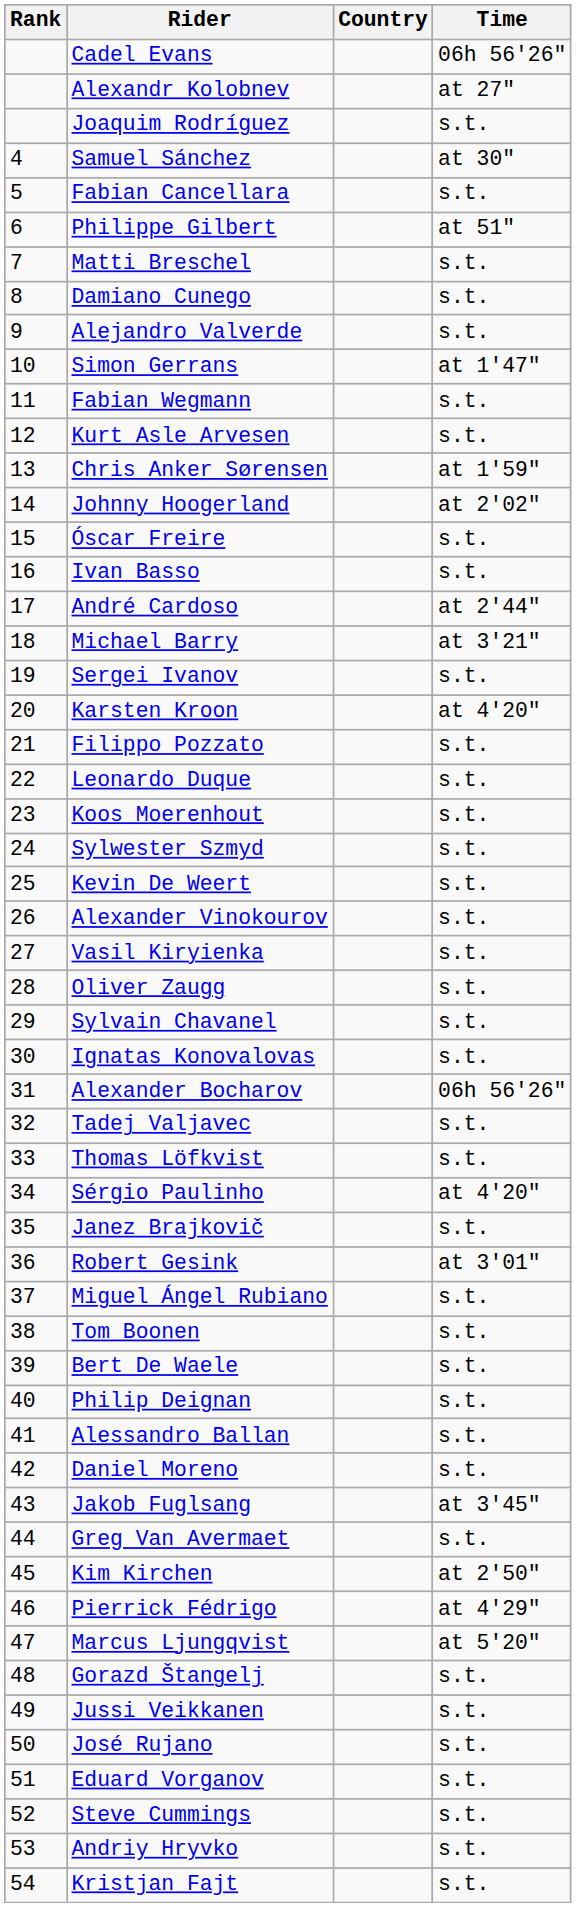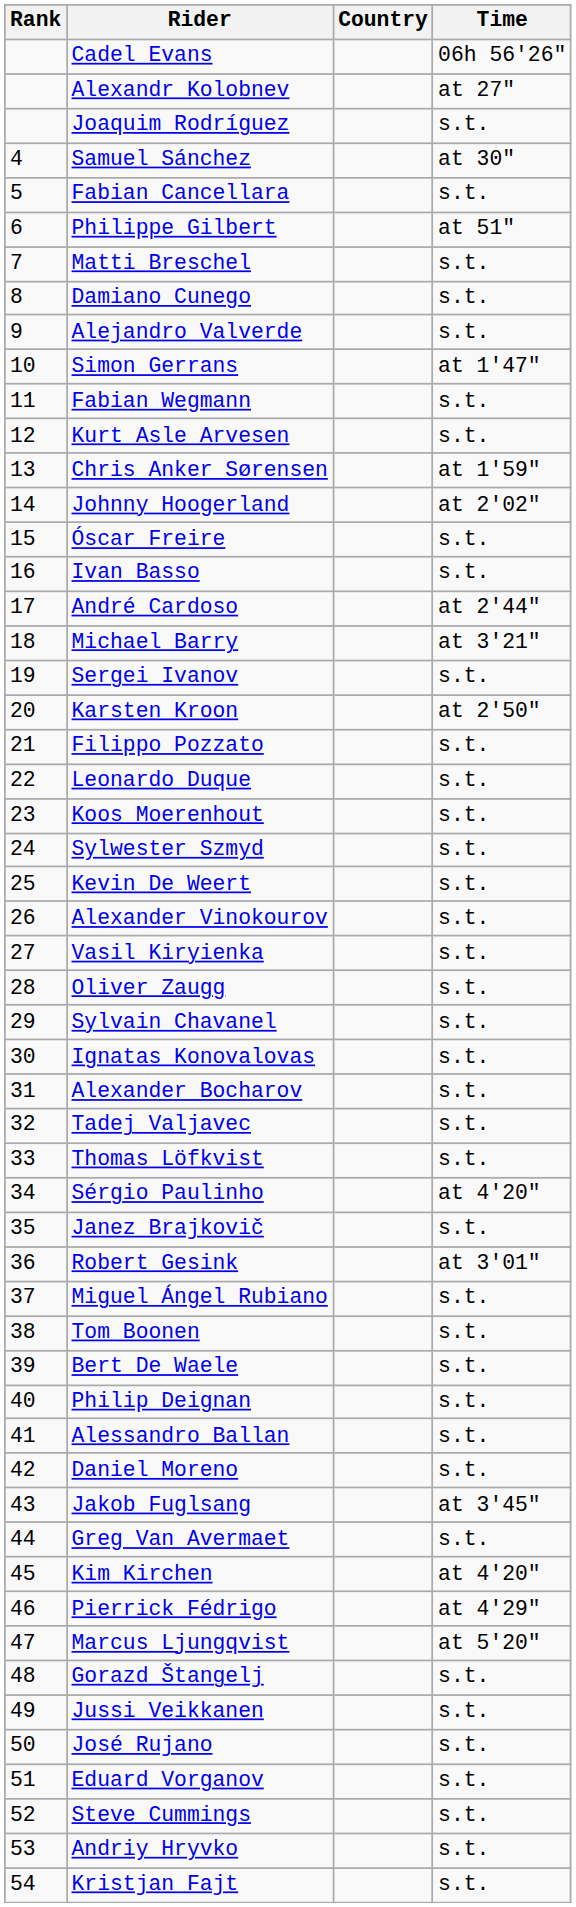(489, 712) at 4'20" -> (489, 712) at 2'50"
(502, 1092) 06h 56'26" -> (464, 1092) s.t.
(489, 1575) at 2'50" -> (489, 1575) at 4'20"
